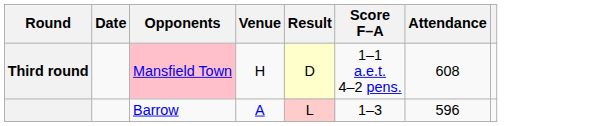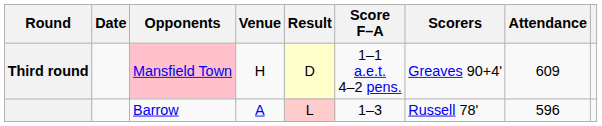+ column: (455, 24)
(447, 71) 608 -> (548, 71) 609
